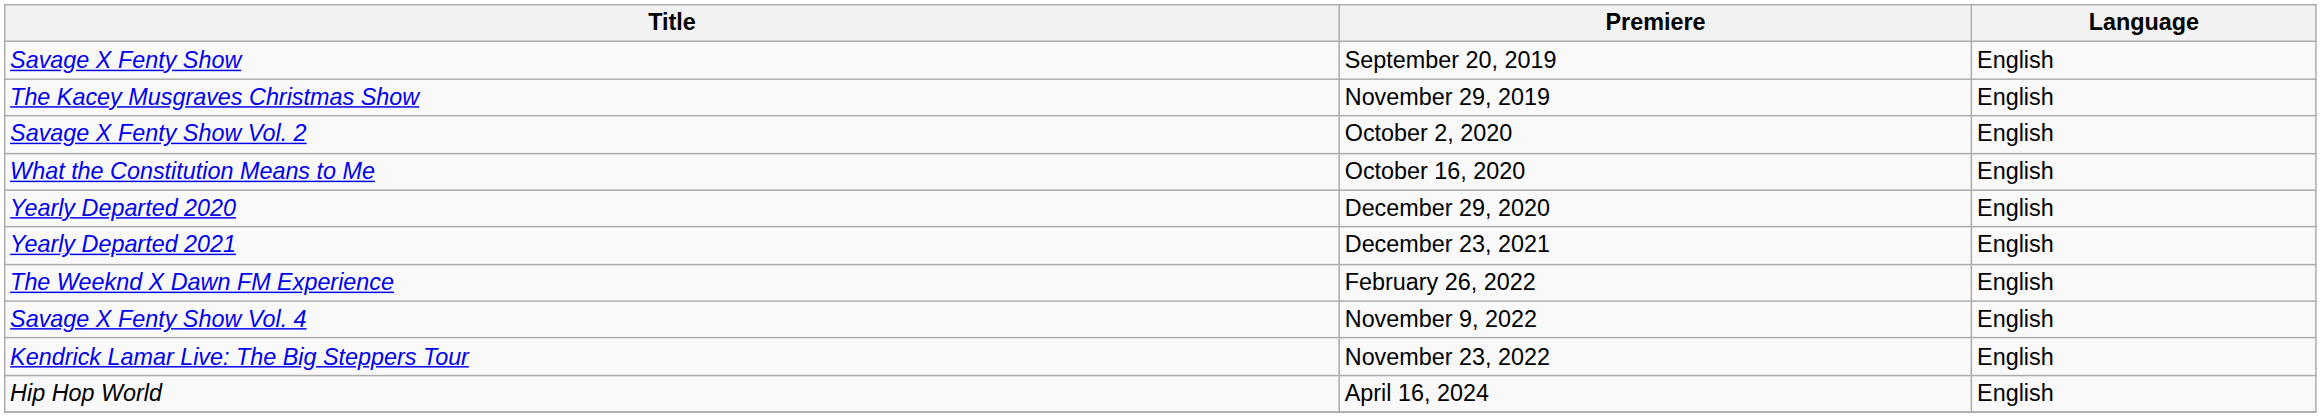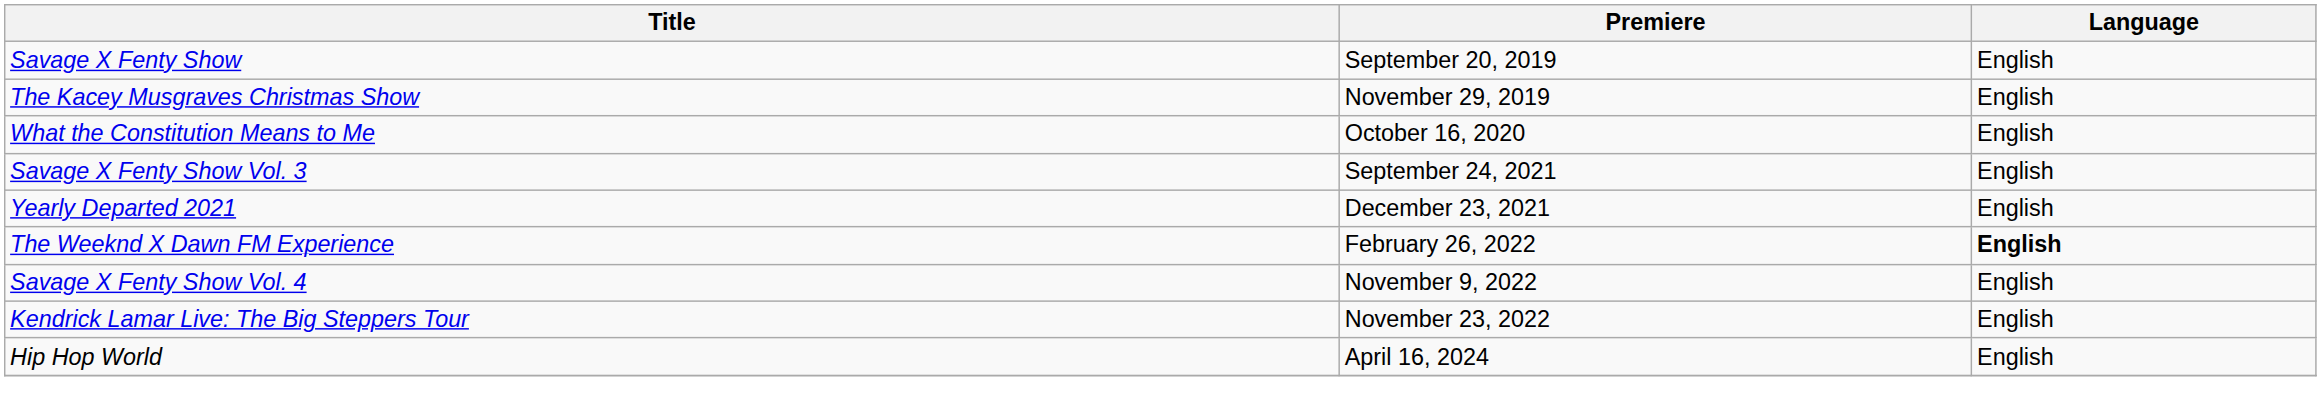- row: (158, 134)
- row: (123, 208)
+ row: (158, 171)
(2015, 282) normal -> (2019, 245) bold
